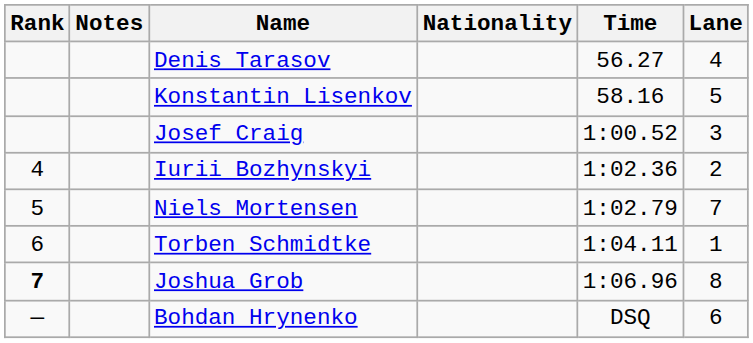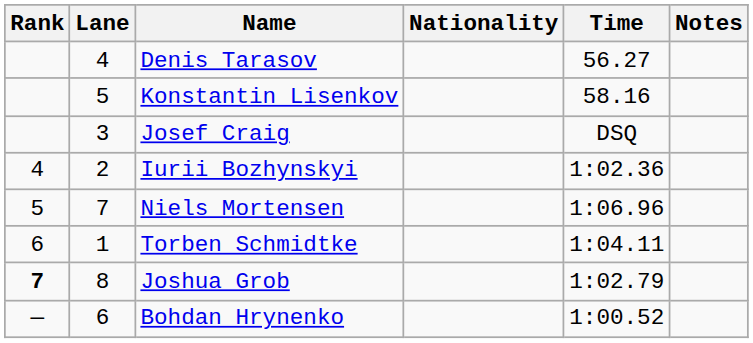columns swapped: (716, 23) <-> (109, 23)
(630, 134) 1:00.52 -> (617, 134) DSQ
(630, 208) 1:02.79 -> (617, 208) 1:06.96
(630, 281) 1:06.96 -> (617, 281) 1:02.79
(630, 318) DSQ -> (617, 318) 1:00.52
